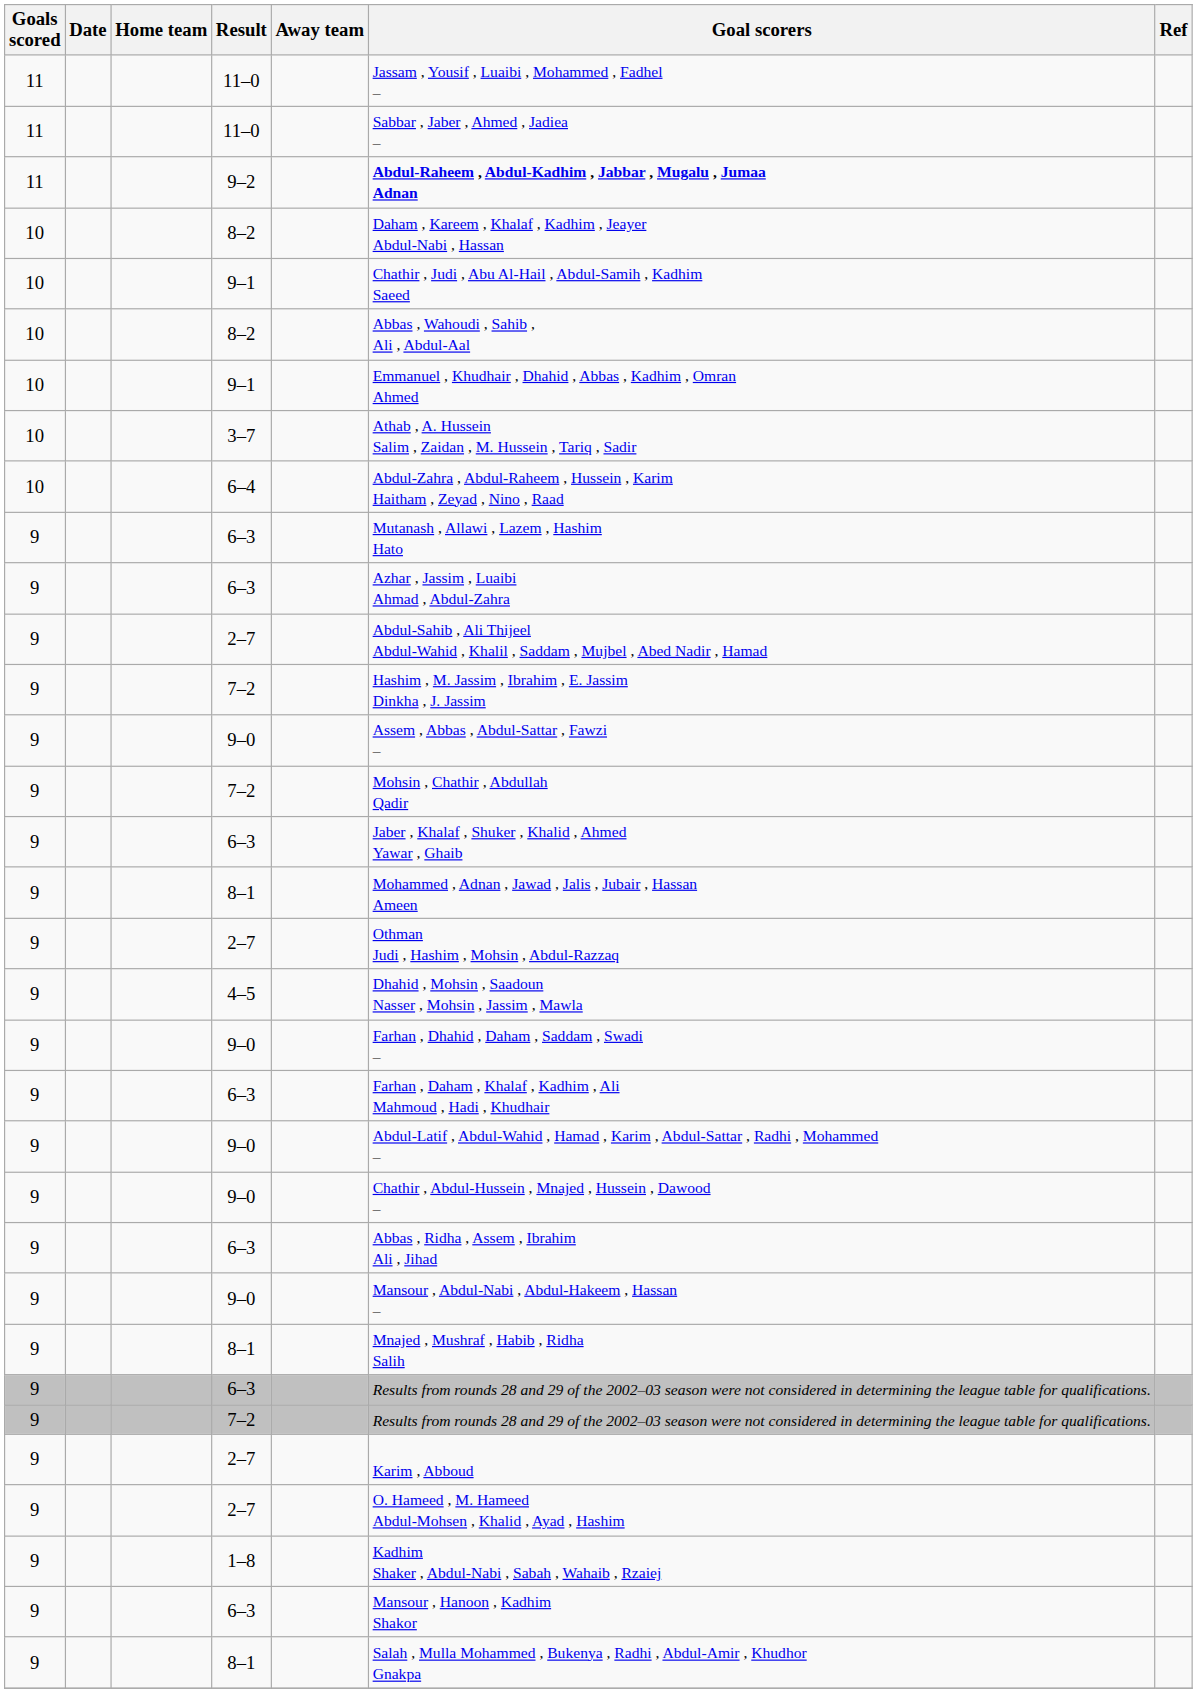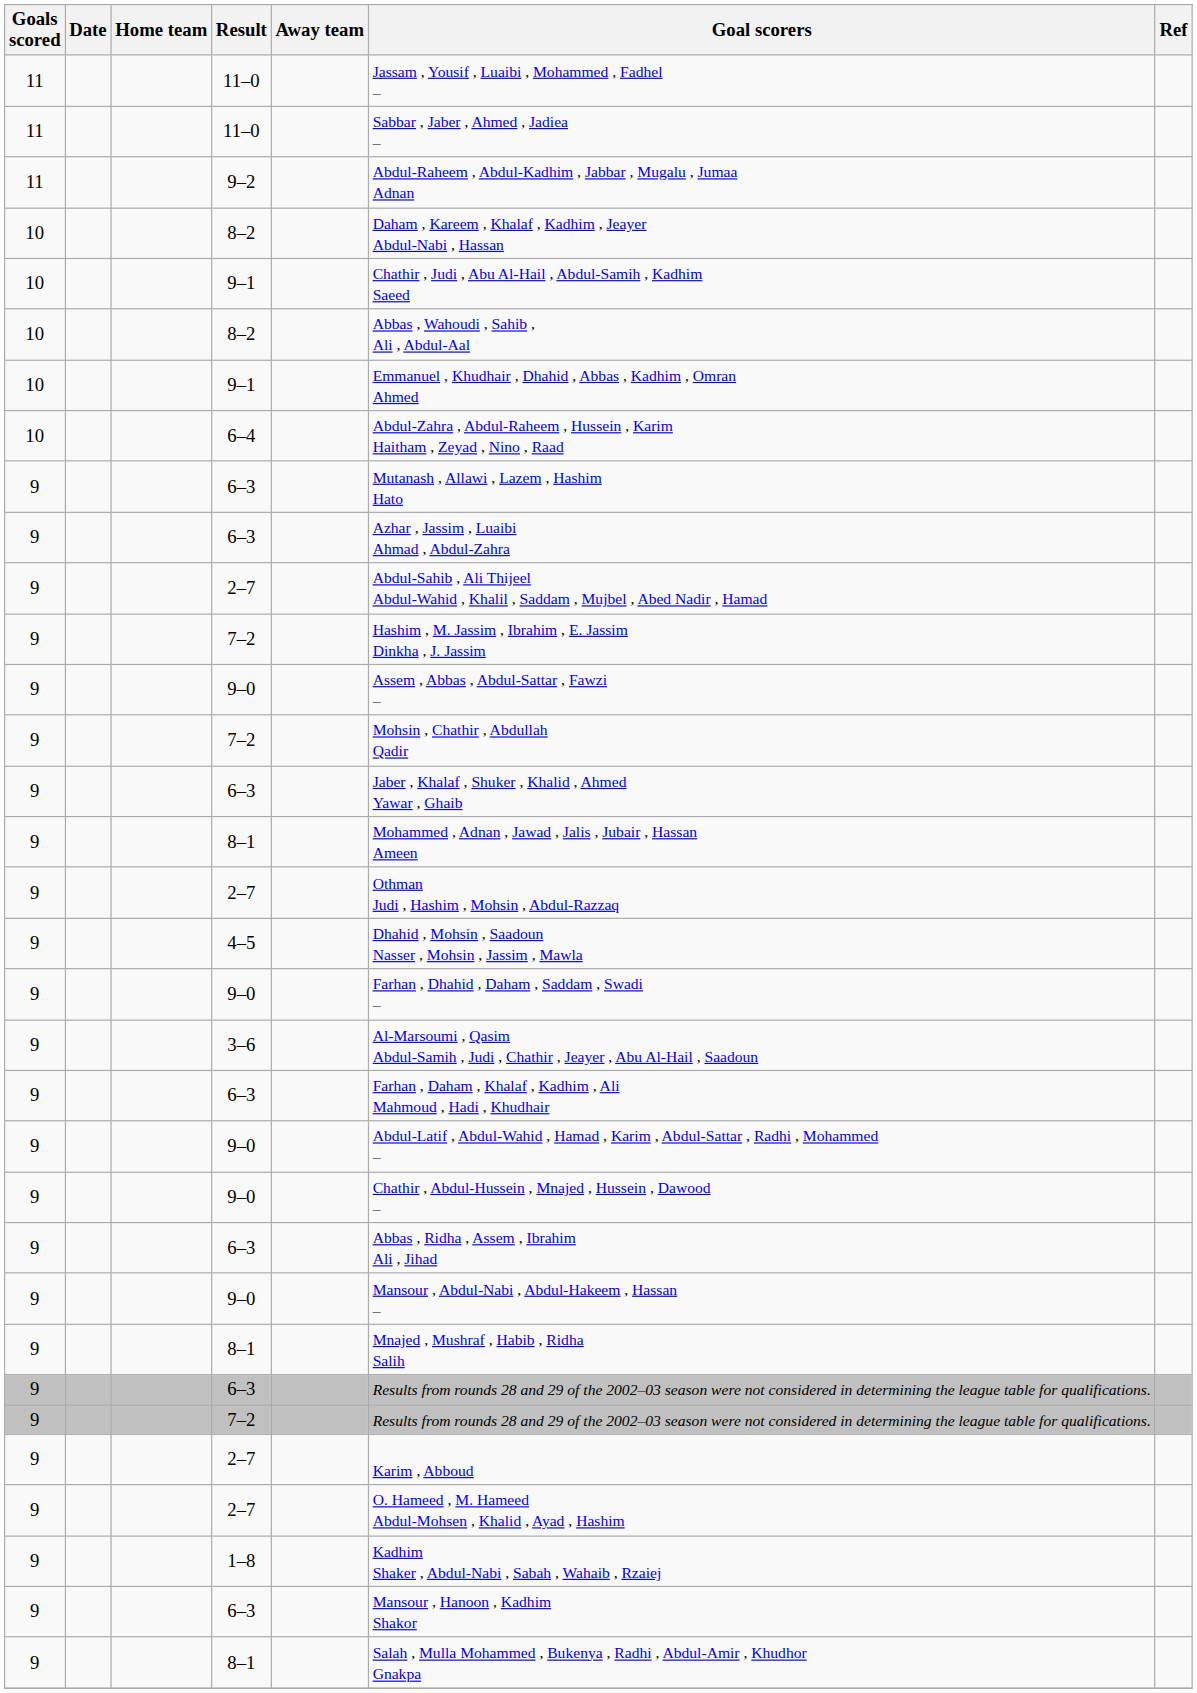(569, 182) bold -> (555, 183) normal
- row: (35, 435)
+ row: (35, 1044)
